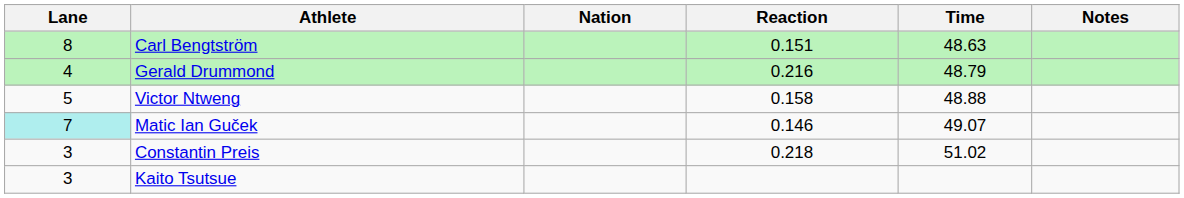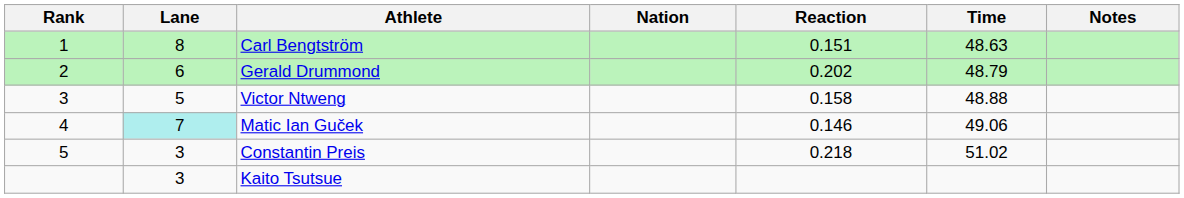+ column: (64, 17)
(68, 71) 4 -> (180, 71) 6
(792, 71) 0.216 -> (831, 71) 0.202
(965, 125) 49.07 -> (987, 125) 49.06
